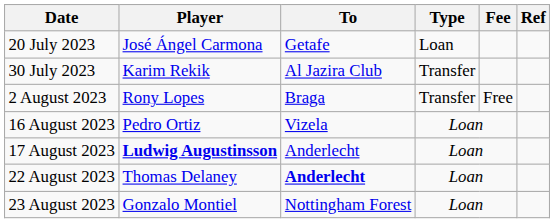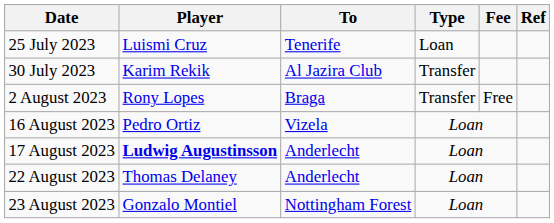- row: (52, 44)
+ row: (52, 44)
(325, 177) bold -> (322, 177) normal
